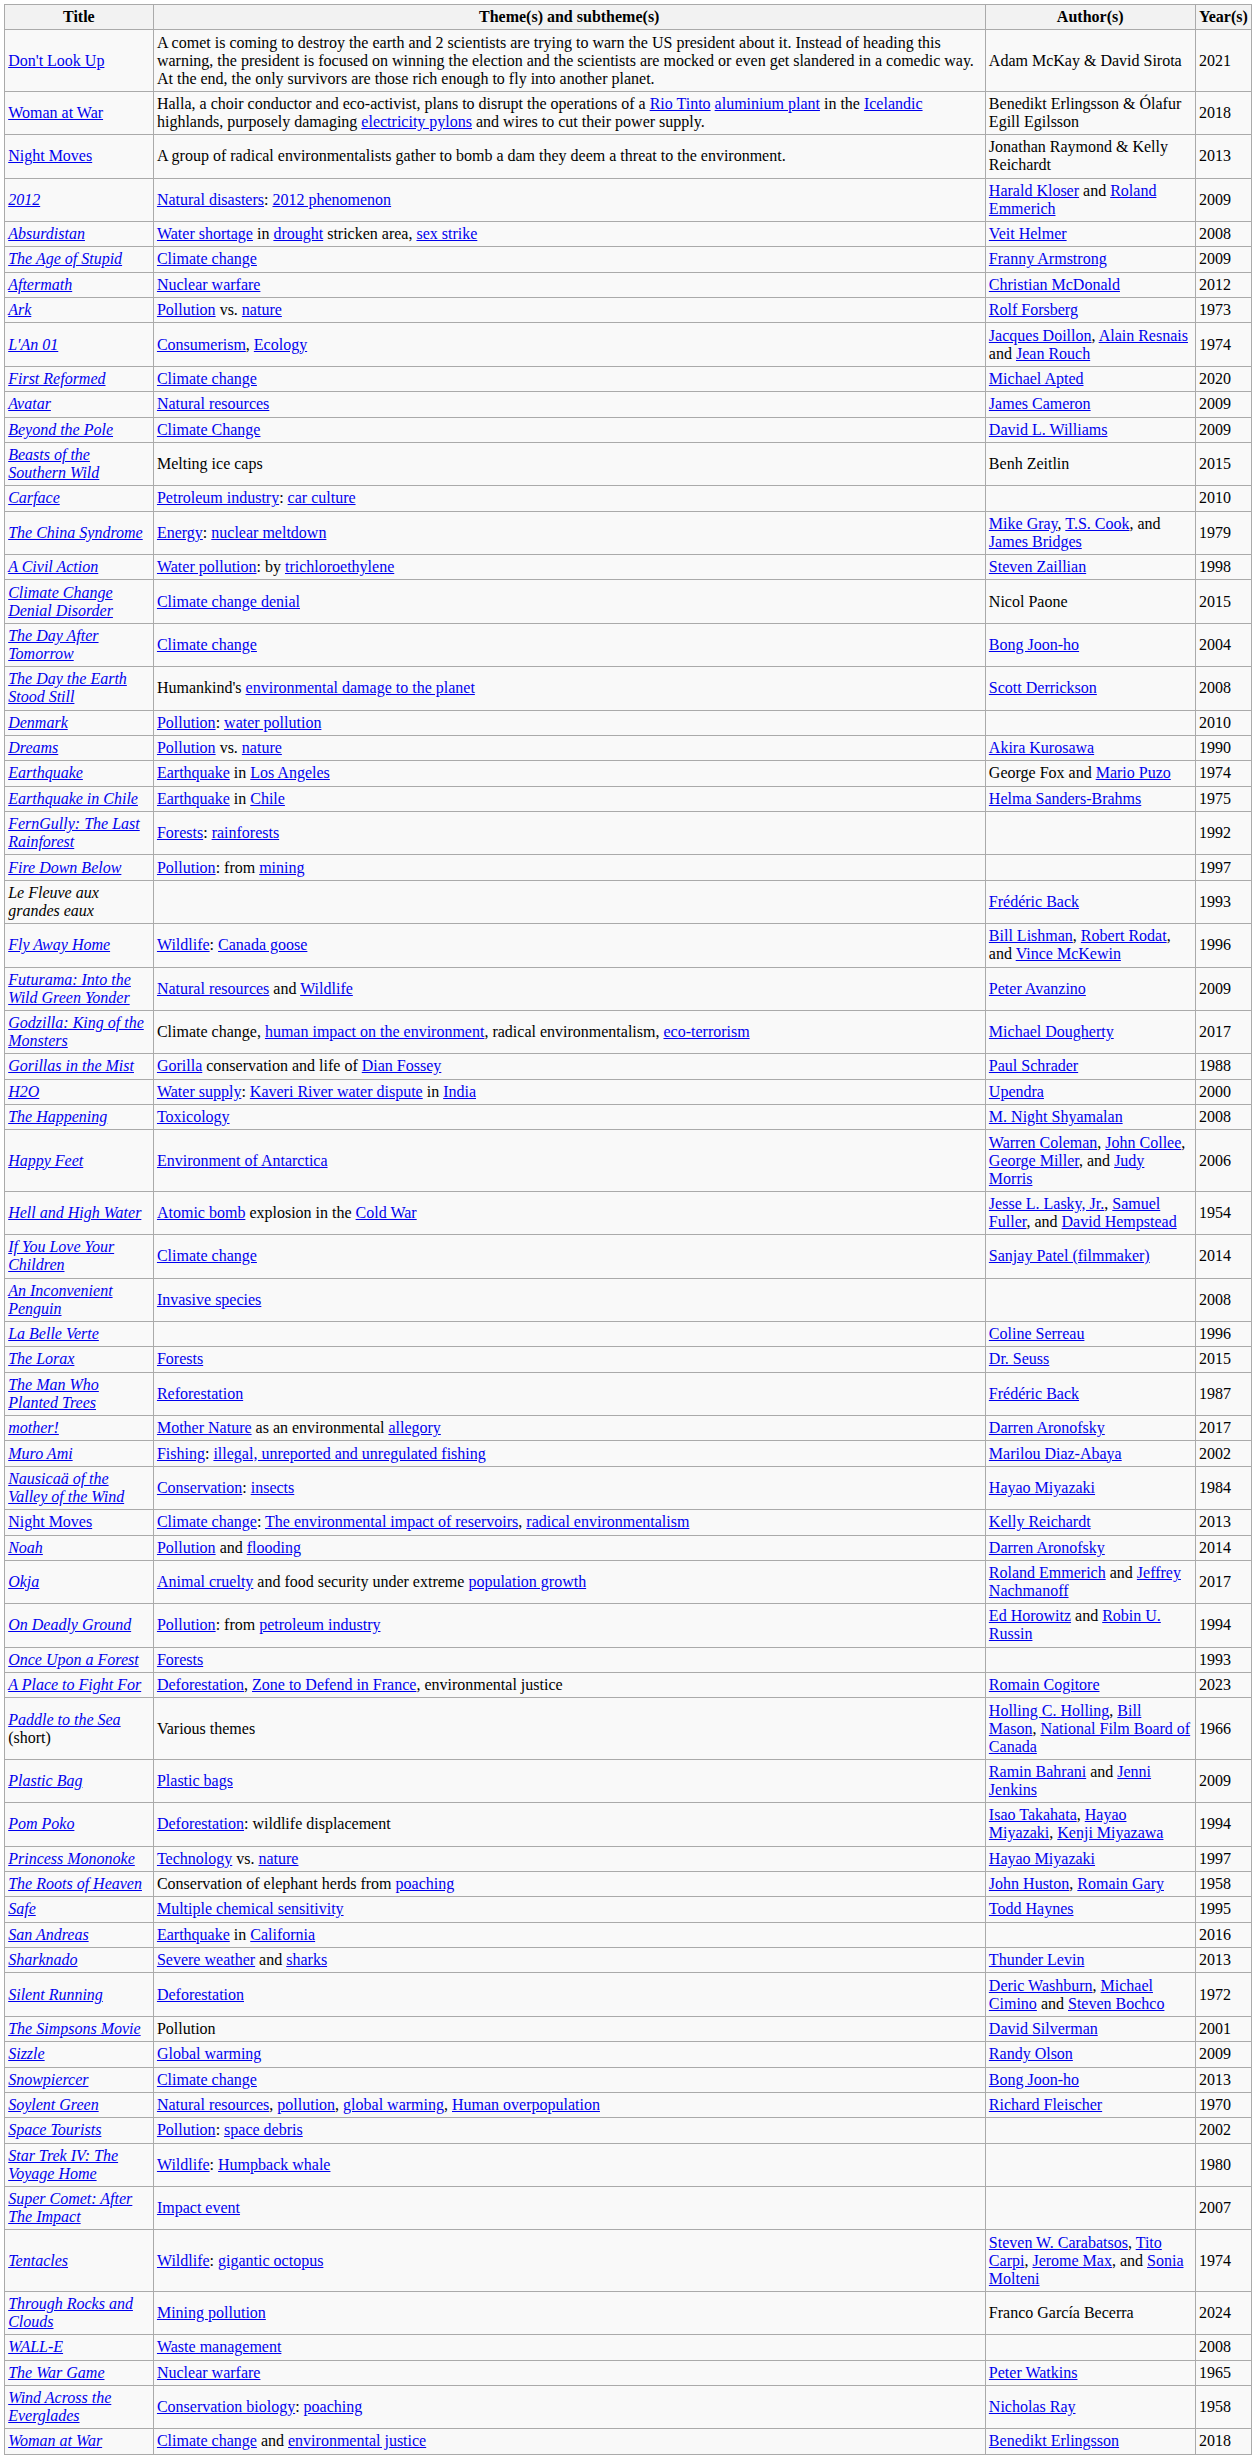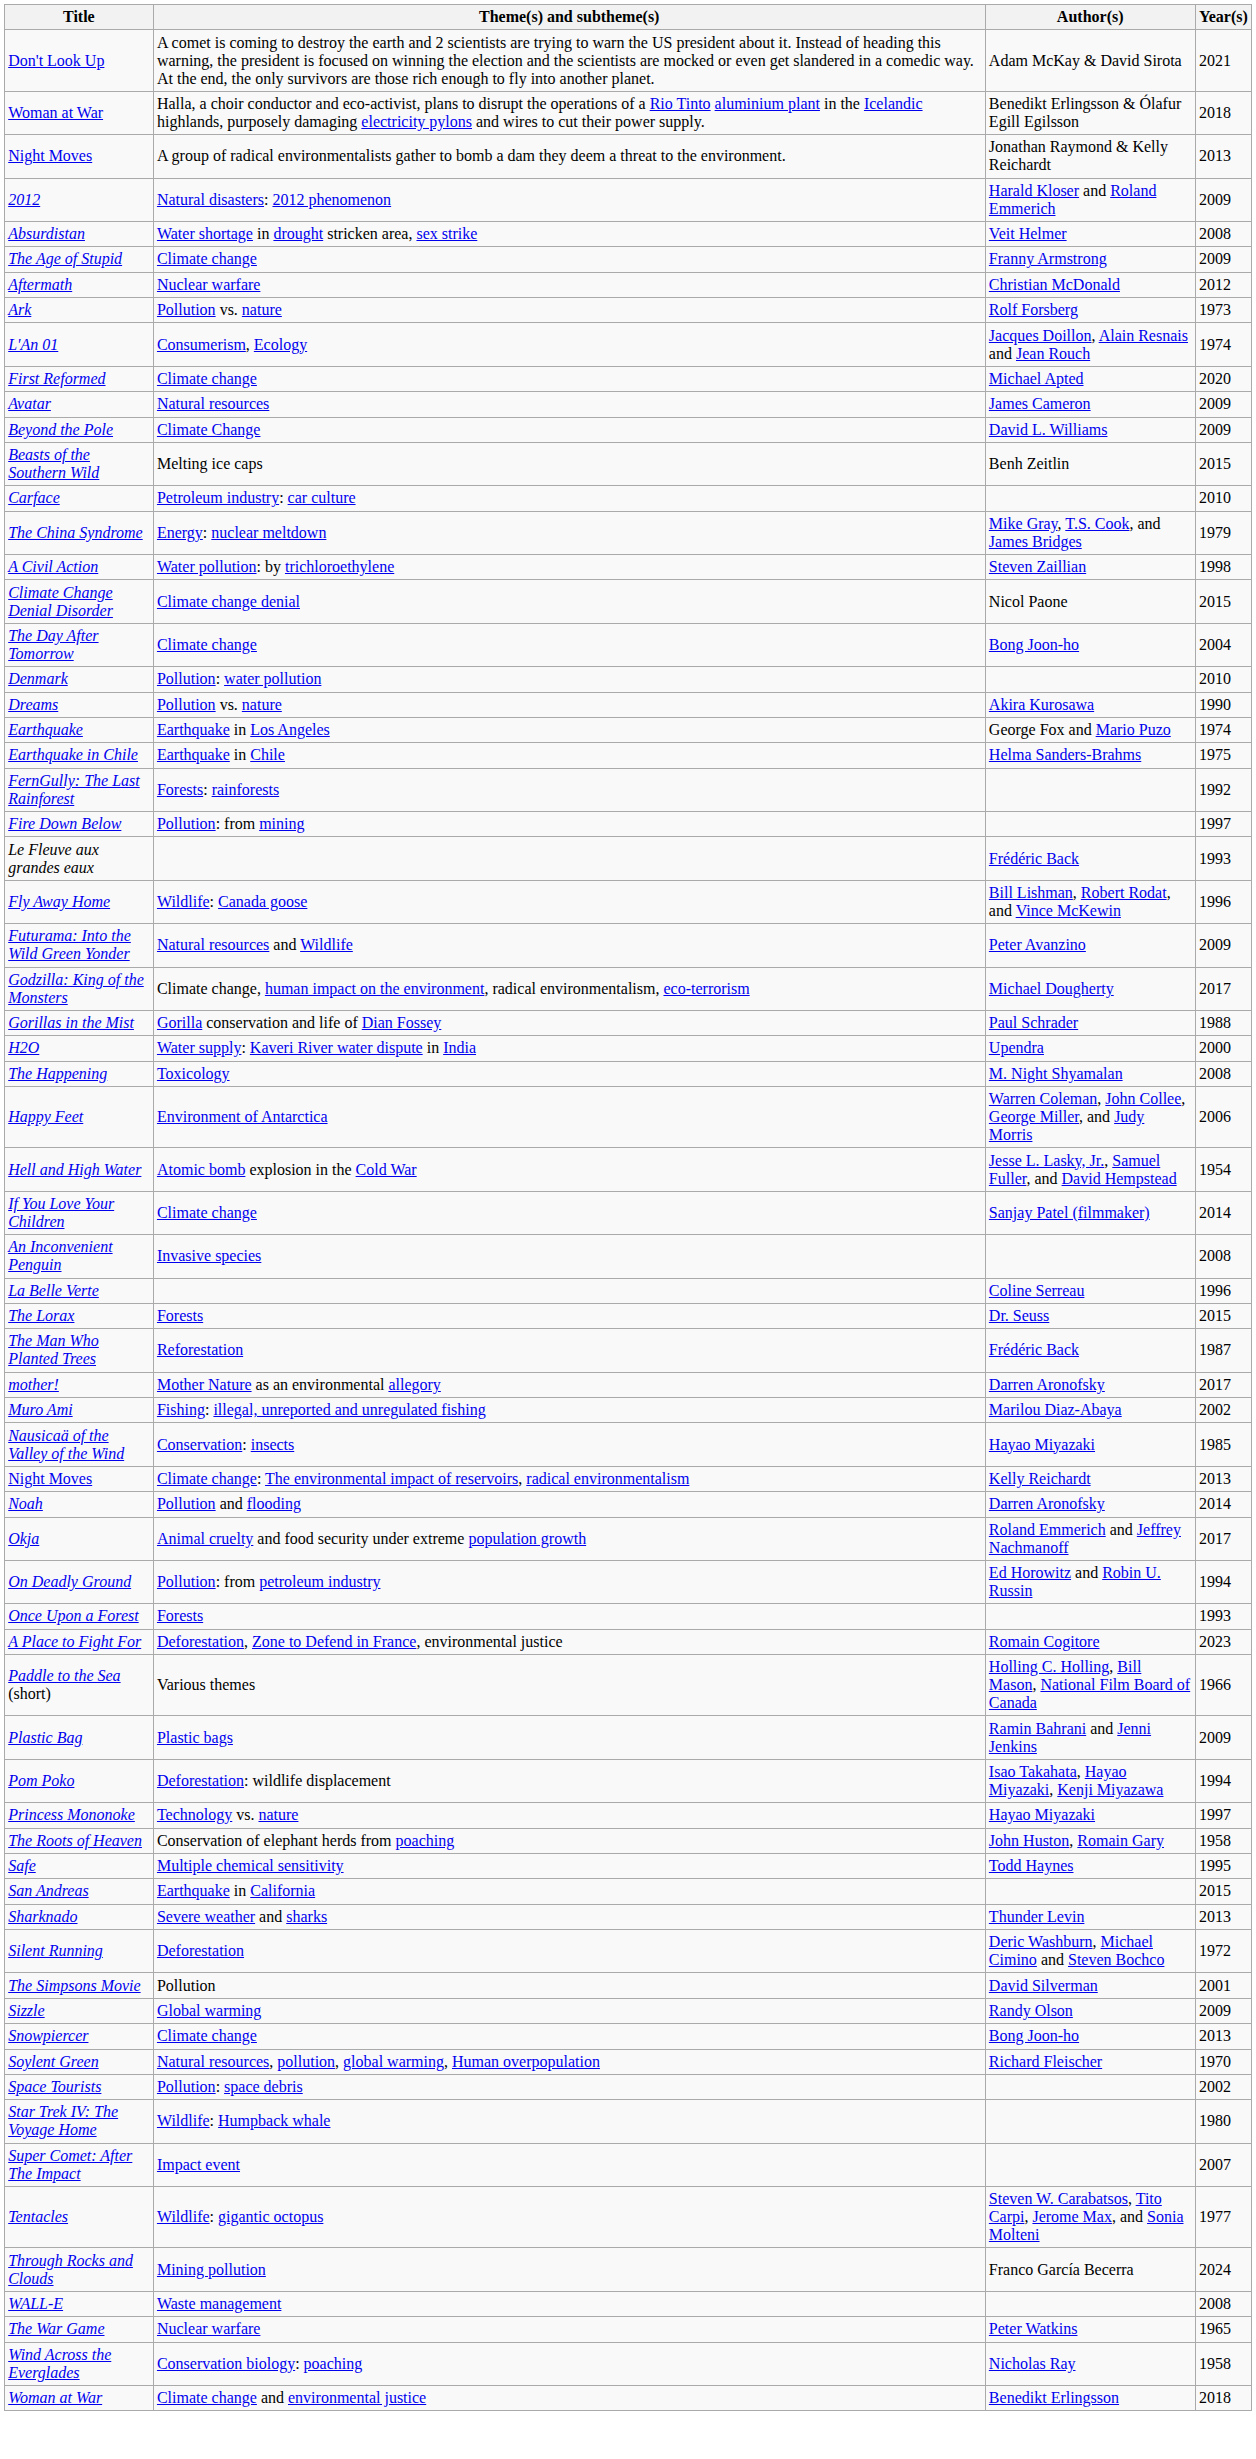- row: (68, 688)
(1215, 1487) 1984 -> (1215, 1444) 1985
(1215, 1934) 2016 -> (1215, 1891) 2015
(1215, 2260) 1974 -> (1215, 2217) 1977
